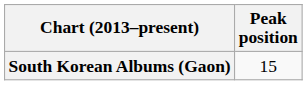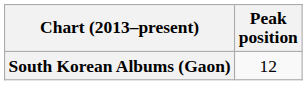(268, 65) 15 -> (268, 65) 12
